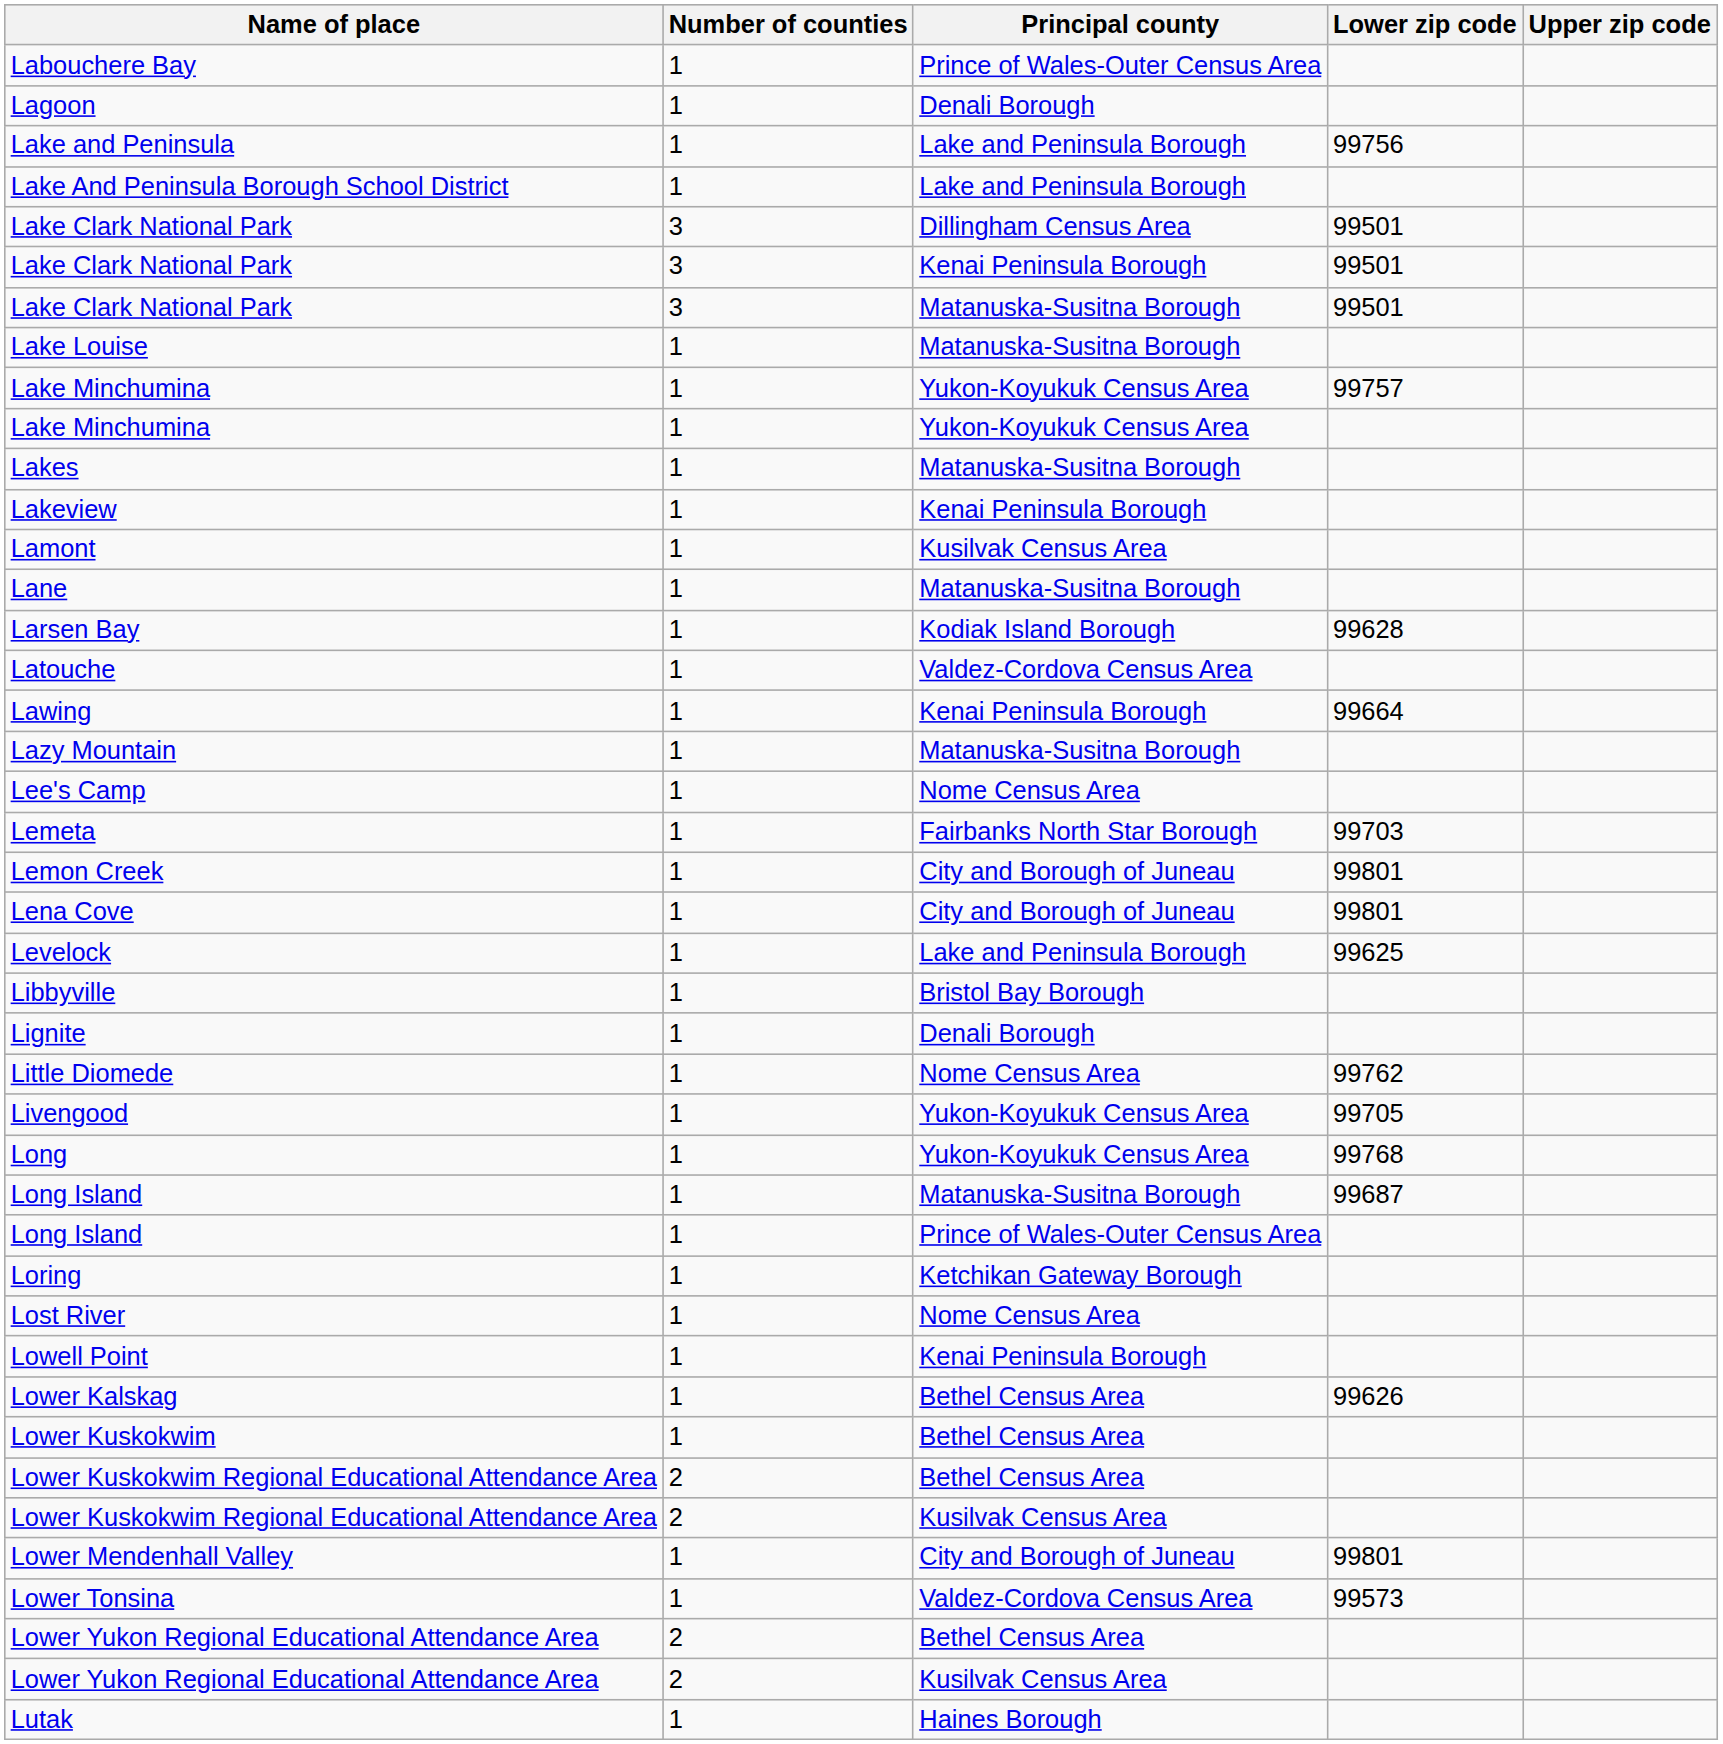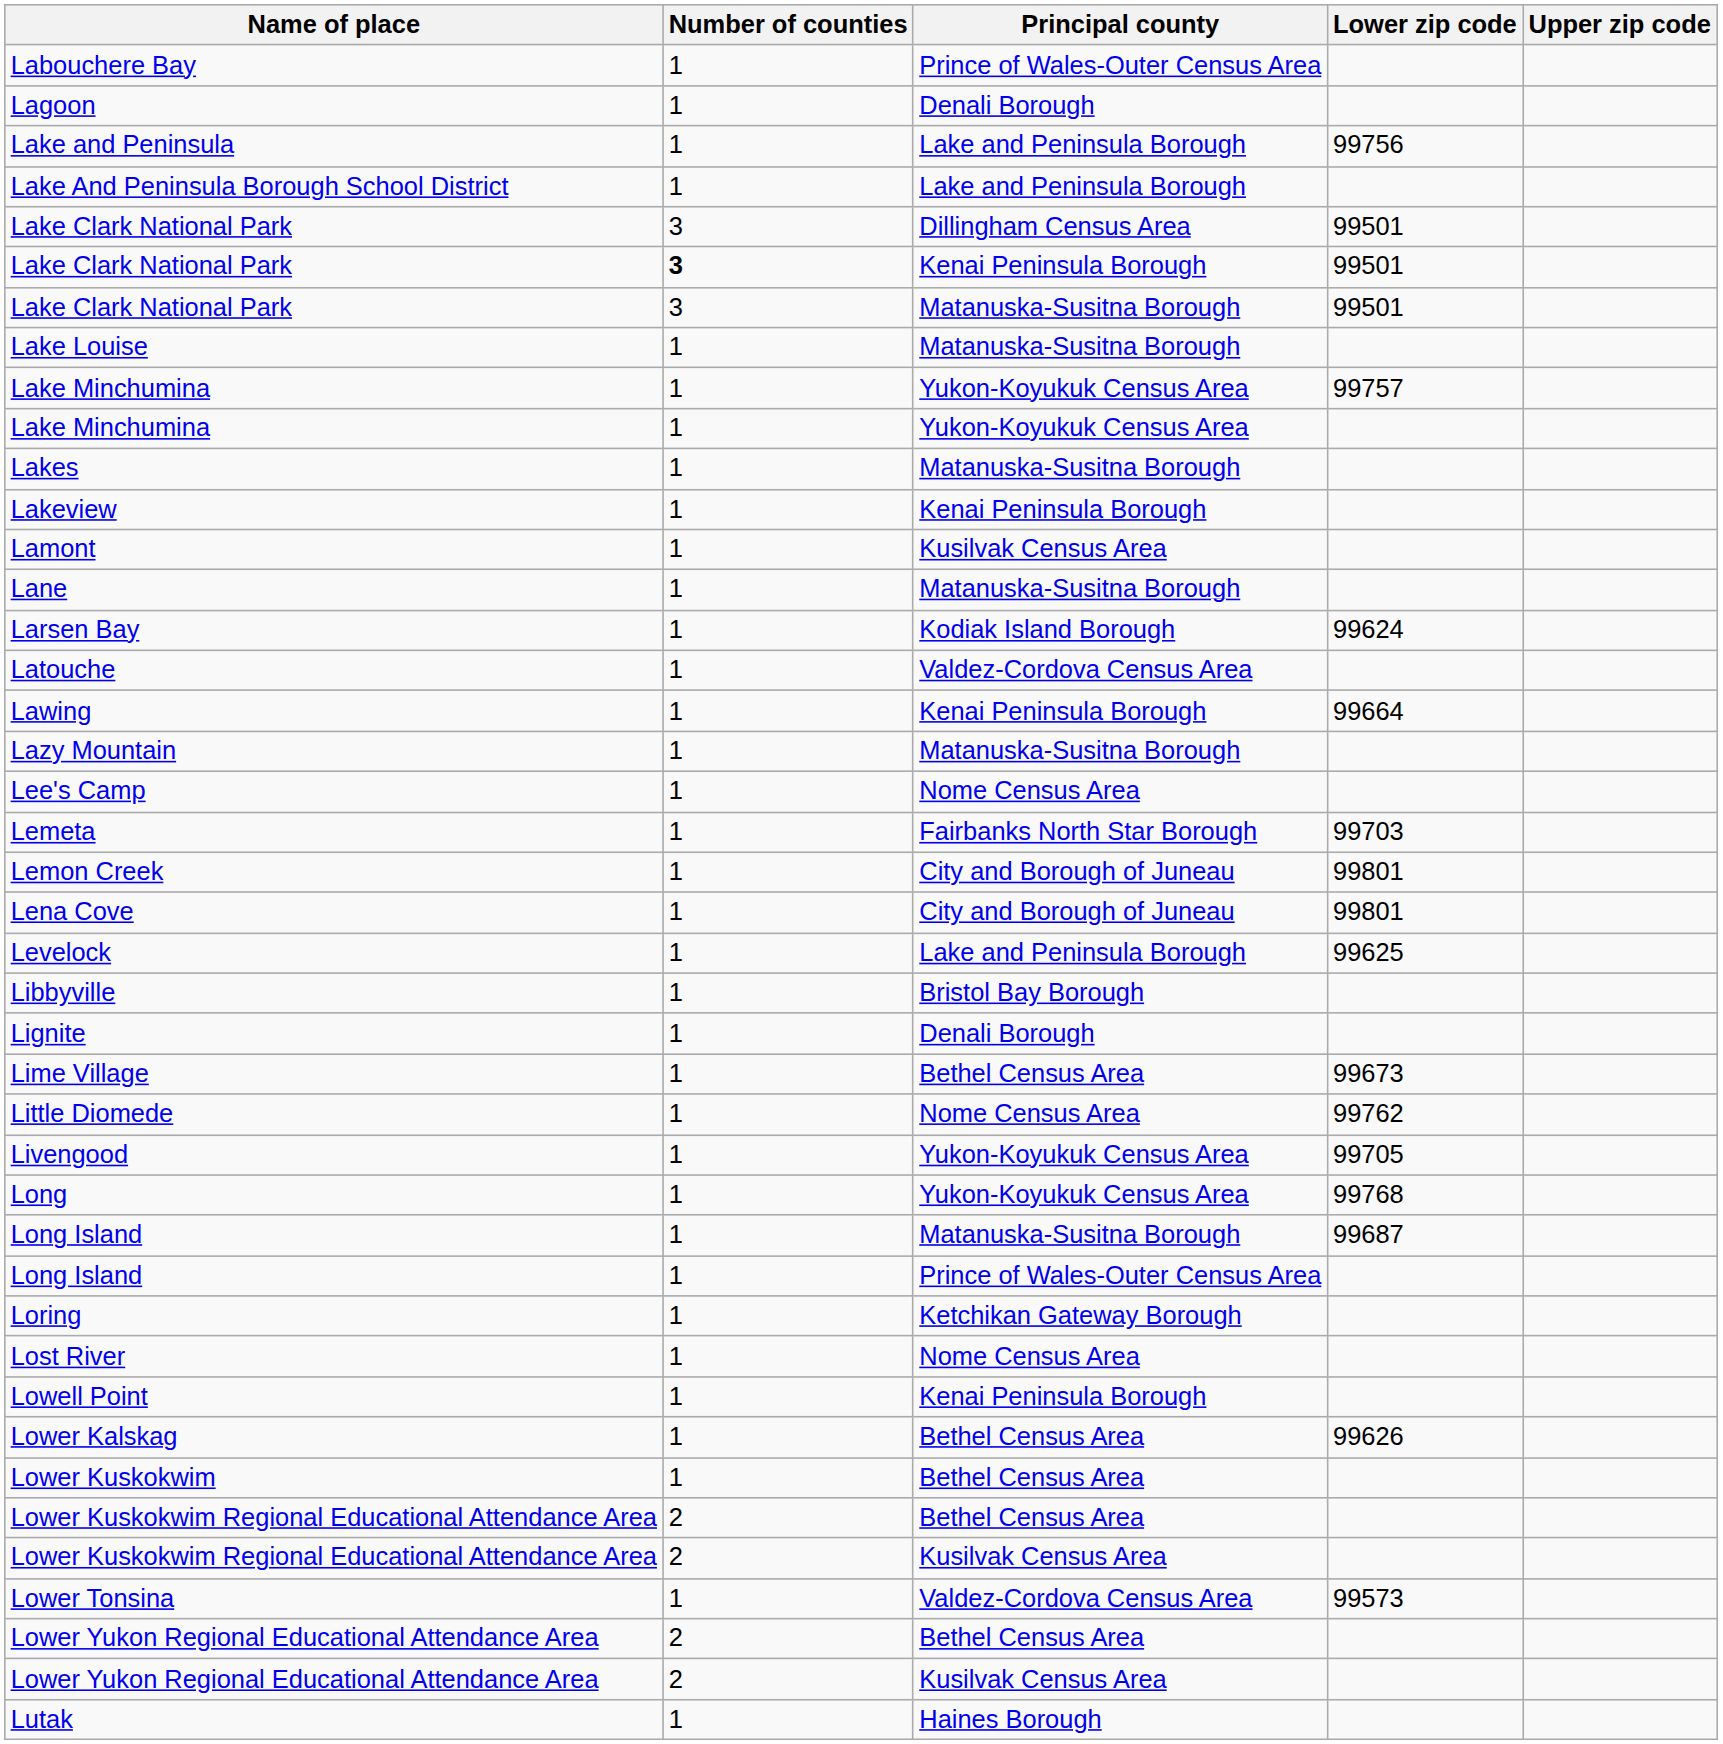(676, 266) normal -> (676, 266) bold
(1368, 629) 99628 -> (1368, 629) 99624
+ row: (80, 1073)
- row: (152, 1557)
